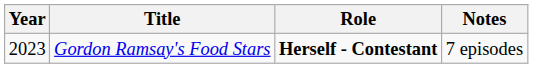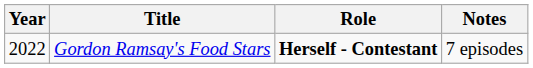(27, 48) 2023 -> (27, 48) 2022
